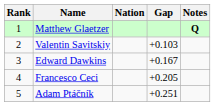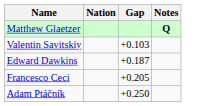- column: (19, 12)
(164, 61) +0.167 -> (135, 61) +0.187
(164, 93) +0.251 -> (135, 93) +0.250
